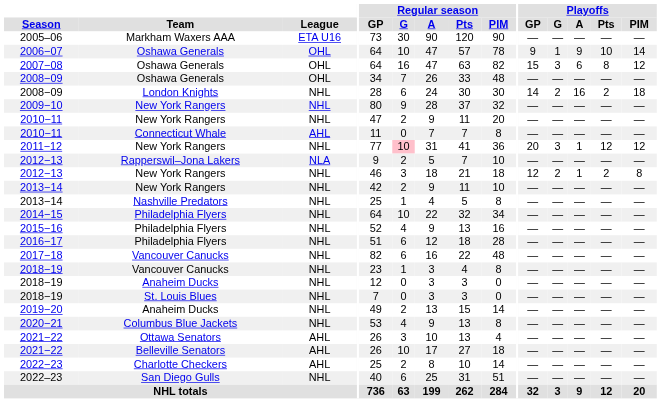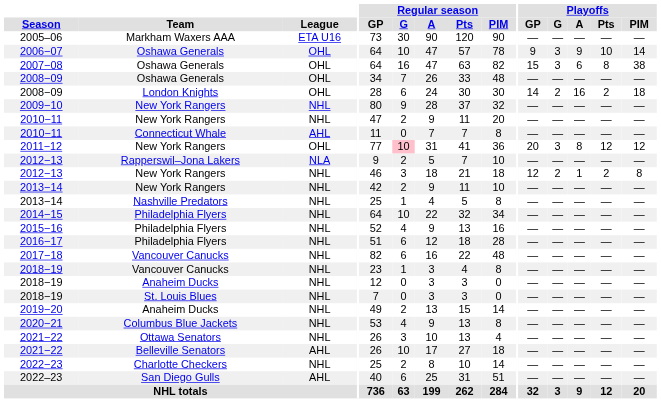(558, 51) 1 -> (558, 51) 3
(639, 65) 12 -> (639, 65) 38
(320, 92) NHL -> (320, 92) OHL
(320, 146) NHL -> (320, 146) OHL
(579, 146) 1 -> (579, 146) 8
(320, 337) AHL -> (320, 337) NHL
(320, 364) AHL -> (320, 364) NHL
(320, 378) NHL -> (320, 378) AHL
